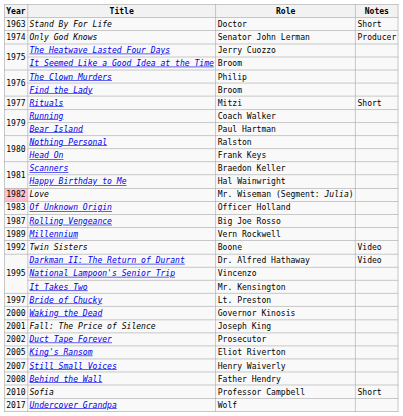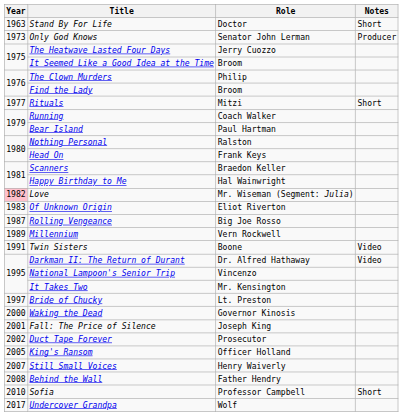(16, 37) 1974 -> (16, 37) 1973
(254, 208) Officer Holland -> (252, 208) Eliot Riverton
(16, 247) 1992 -> (16, 247) 1991
(252, 352) Eliot Riverton -> (254, 352) Officer Holland
